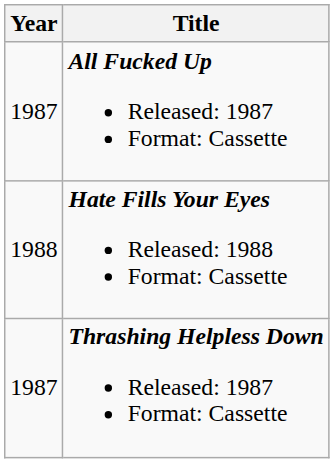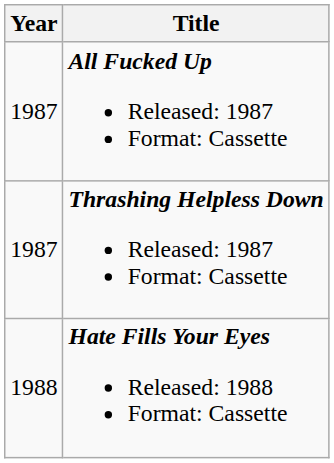rows swapped: (196, 376) <-> (196, 238)
